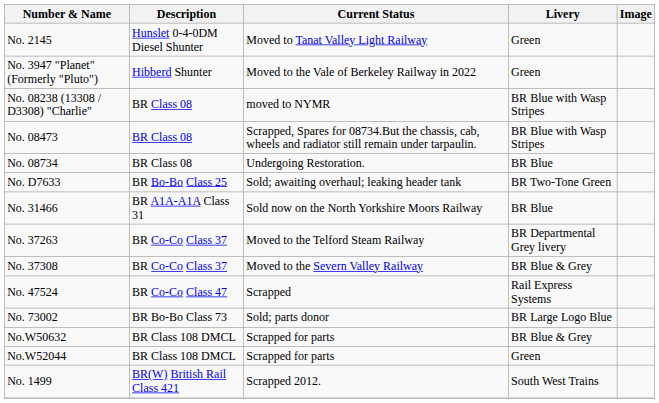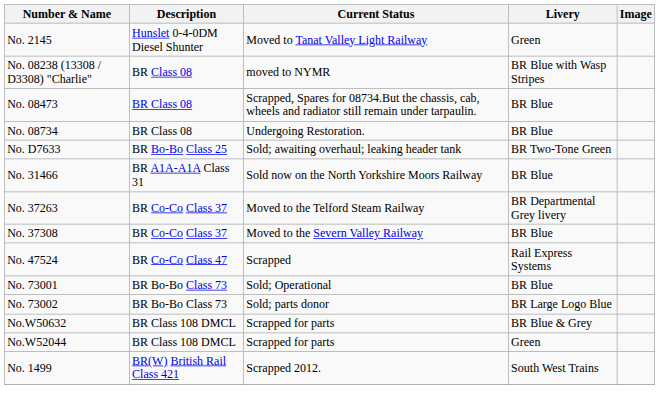- row: (53, 72)
(559, 137) BR Blue with Wasp Stripes -> (532, 104) BR Blue
(552, 266) BR Blue & Grey -> (532, 233) BR Blue
+ row: (32, 285)
